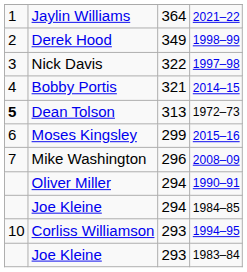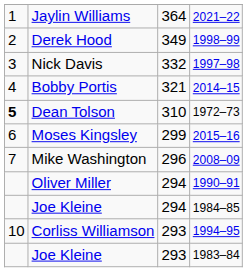(174, 64) 322 -> (174, 64) 332
(174, 111) 313 -> (174, 111) 310
